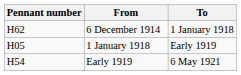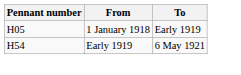- row: (126, 29)
